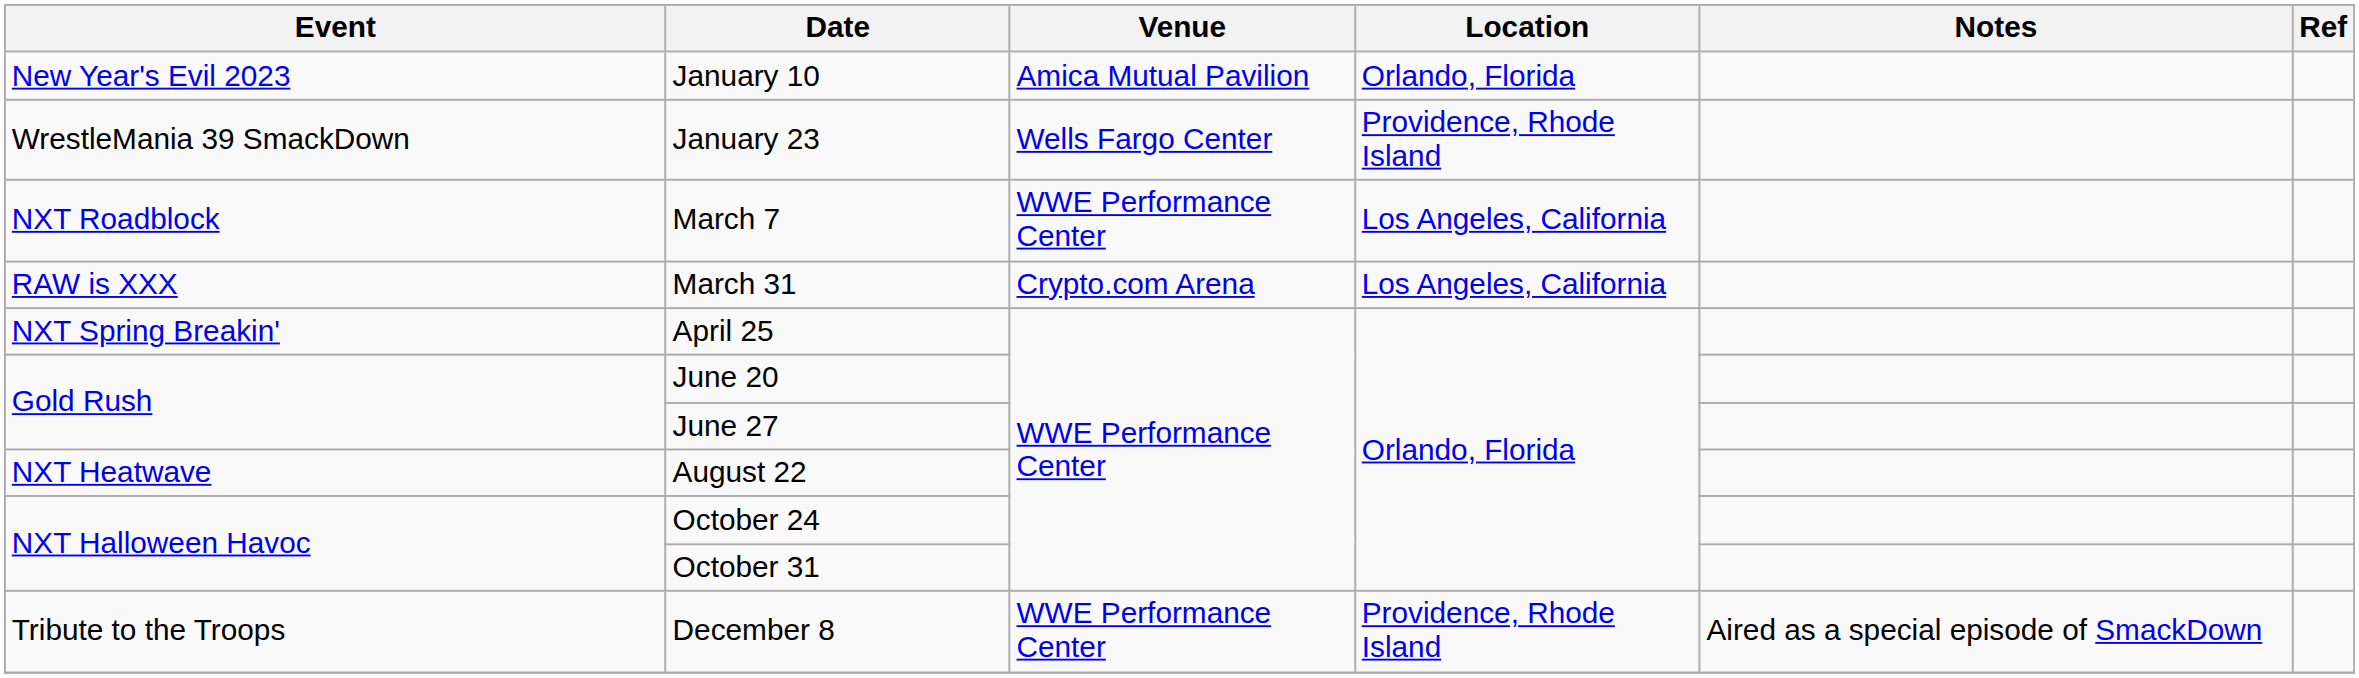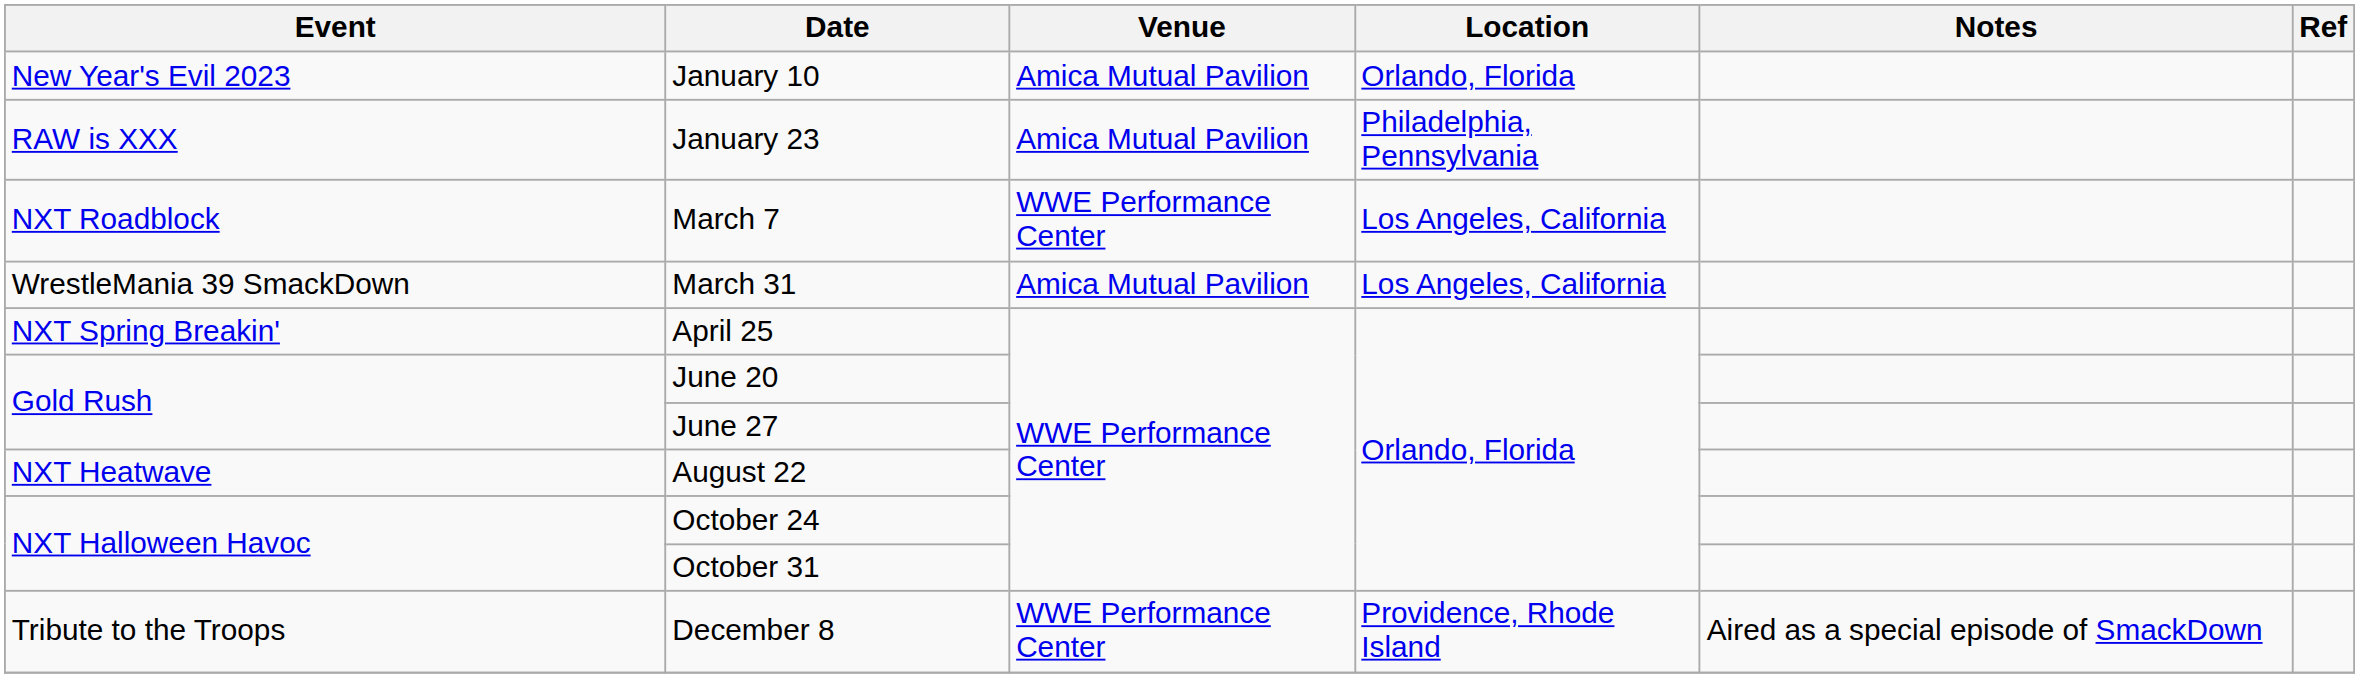(211, 139) WrestleMania 39 SmackDown -> (95, 139) RAW is XXX
(1144, 139) Wells Fargo Center -> (1163, 139) Amica Mutual Pavilion
(1488, 139) Providence, Rhode Island -> (1450, 139) Philadelphia, Pennsylvania
(95, 283) RAW is XXX -> (211, 283) WrestleMania 39 SmackDown
(1136, 283) Crypto.com Arena -> (1163, 283) Amica Mutual Pavilion
